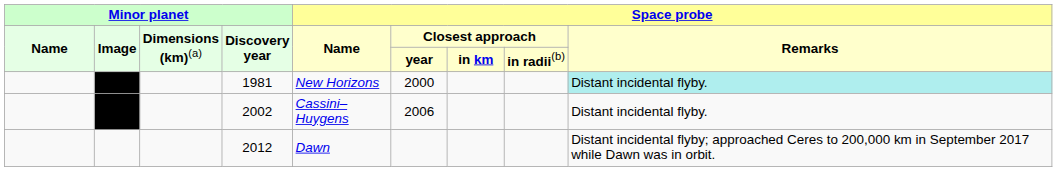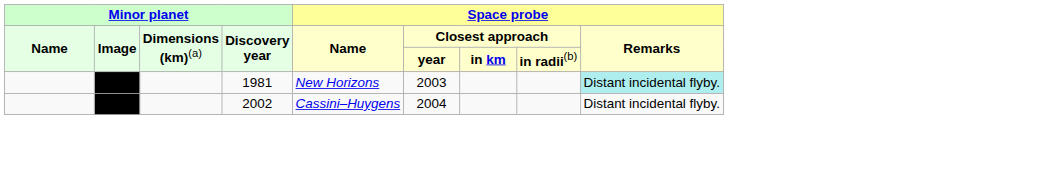(419, 82) 2000 -> (432, 82) 2003
(419, 111) 2006 -> (432, 104) 2004
- row: (257, 148)
